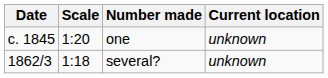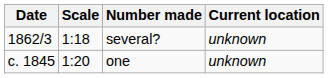rows swapped: (118, 38) <-> (133, 61)
